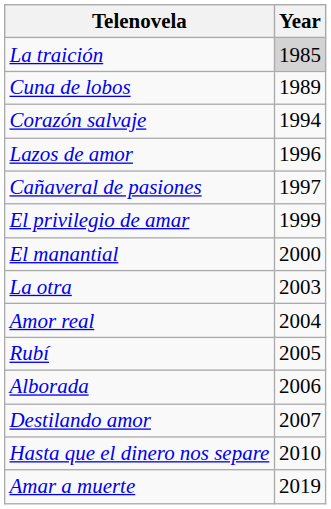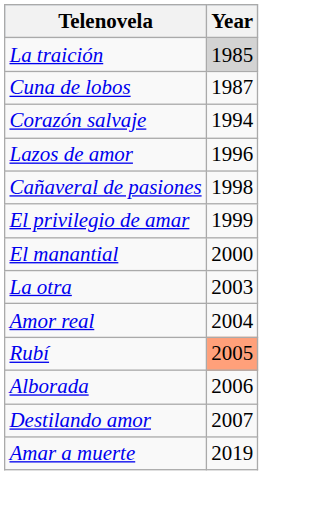(300, 87) 1989 -> (232, 87) 1987
(300, 187) 1997 -> (232, 187) 1998
(300, 353) no background -> (232, 353) lightsalmon background
- row: (139, 453)
